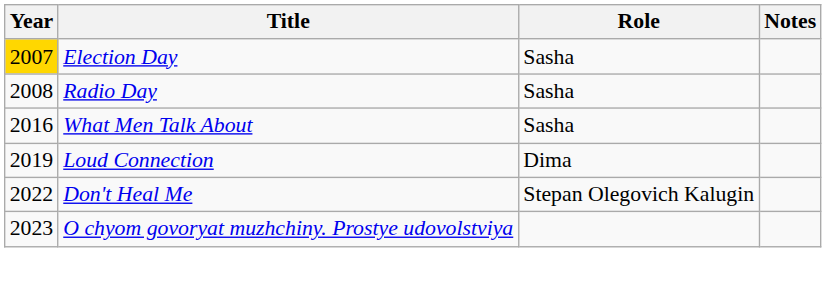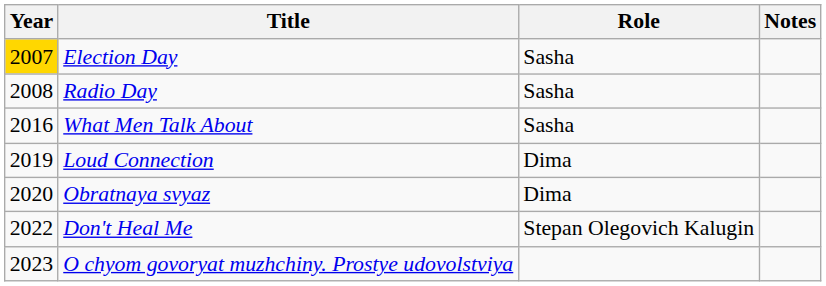+ row: (137, 194)
